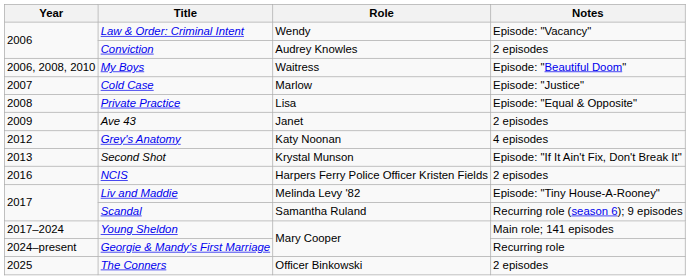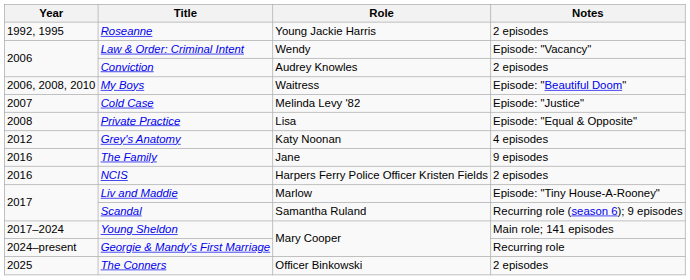+ row: (127, 31)
(294, 85) Marlow -> (318, 103) Melinda Levy '82
- row: (118, 121)
- row: (133, 157)
+ row: (129, 157)
(318, 193) Melinda Levy '82 -> (294, 193) Marlow
